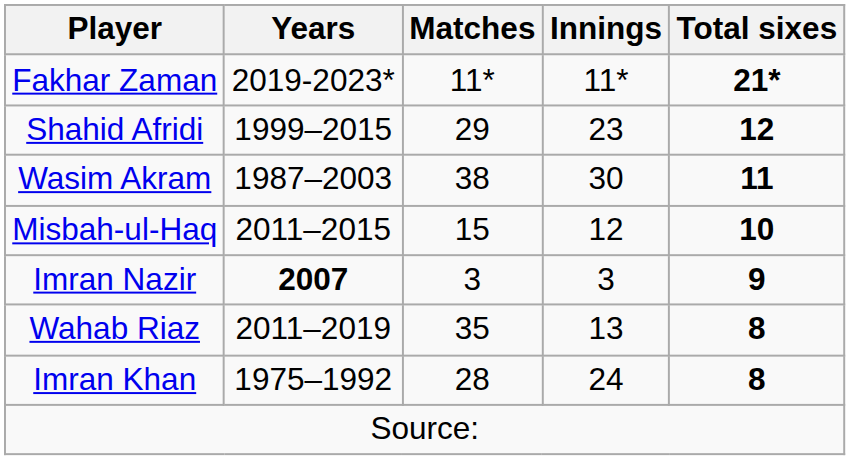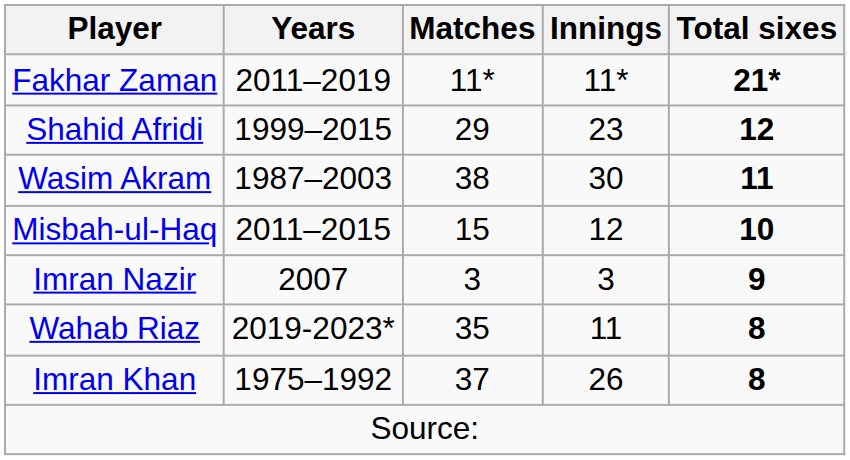(313, 79) 2019-2023* -> (313, 79) 2011–2019
(313, 279) bold -> (313, 279) normal
(313, 329) 2011–2019 -> (313, 329) 2019-2023*
(606, 329) 13 -> (606, 329) 11
(472, 379) 28 -> (472, 379) 37
(606, 379) 24 -> (606, 379) 26
